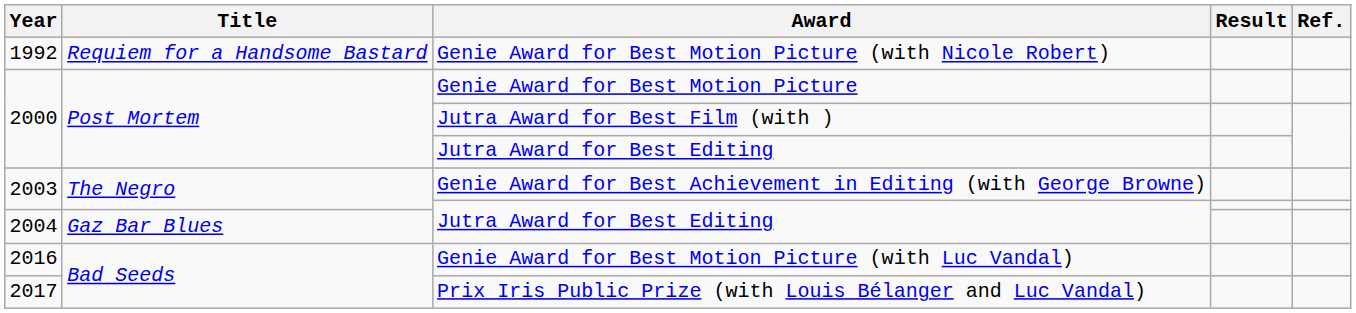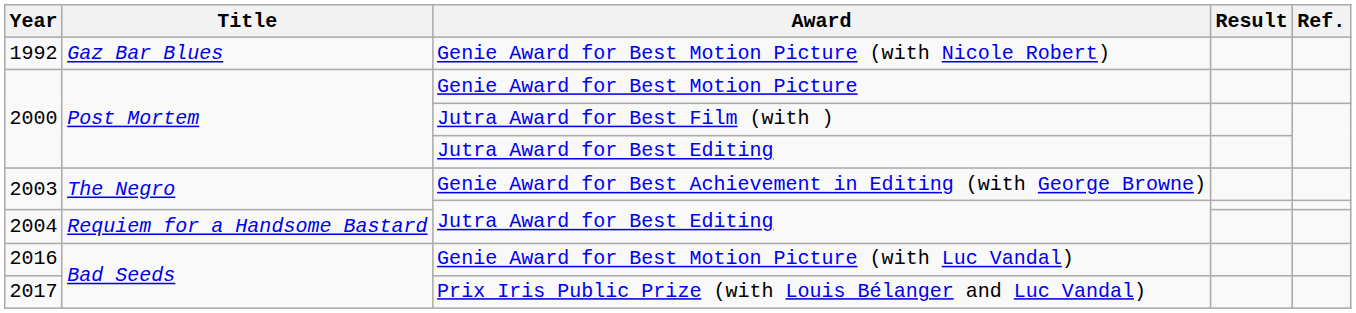(247, 54) Requiem for a Handsome Bastard -> (145, 54) Gaz Bar Blues
(145, 226) Gaz Bar Blues -> (247, 226) Requiem for a Handsome Bastard
